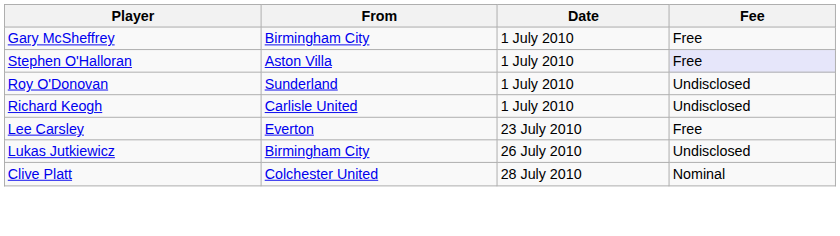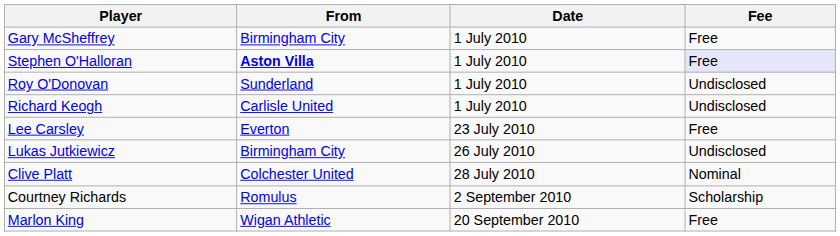(298, 61) normal -> (277, 61) bold
+ row: (67, 197)
+ row: (46, 220)
